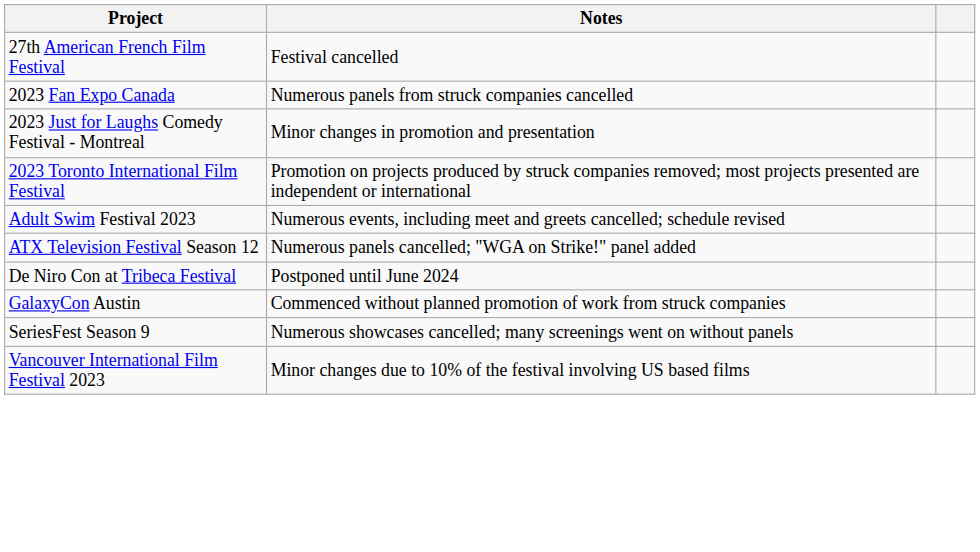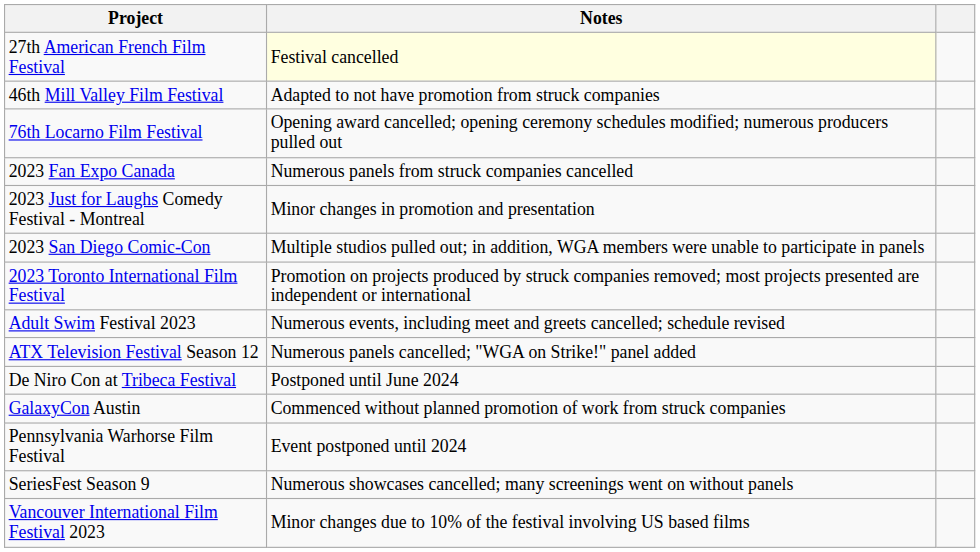(334, 56) no background -> (334, 56) lightyellow background
+ row: (116, 94)
+ row: (106, 133)
+ row: (110, 247)
+ row: (111, 446)
